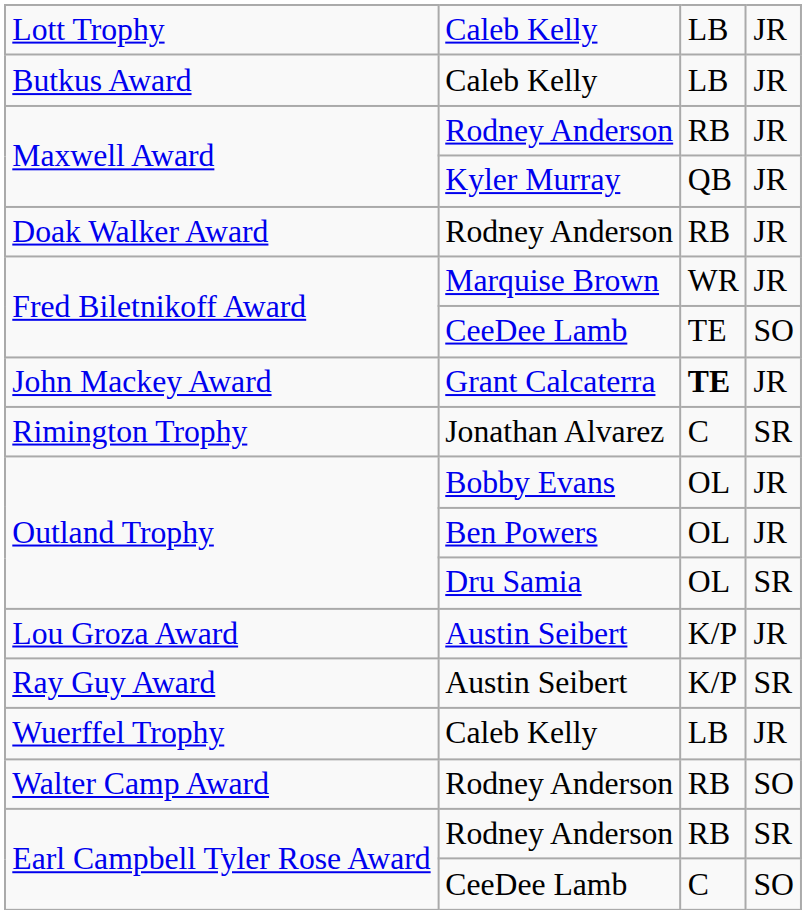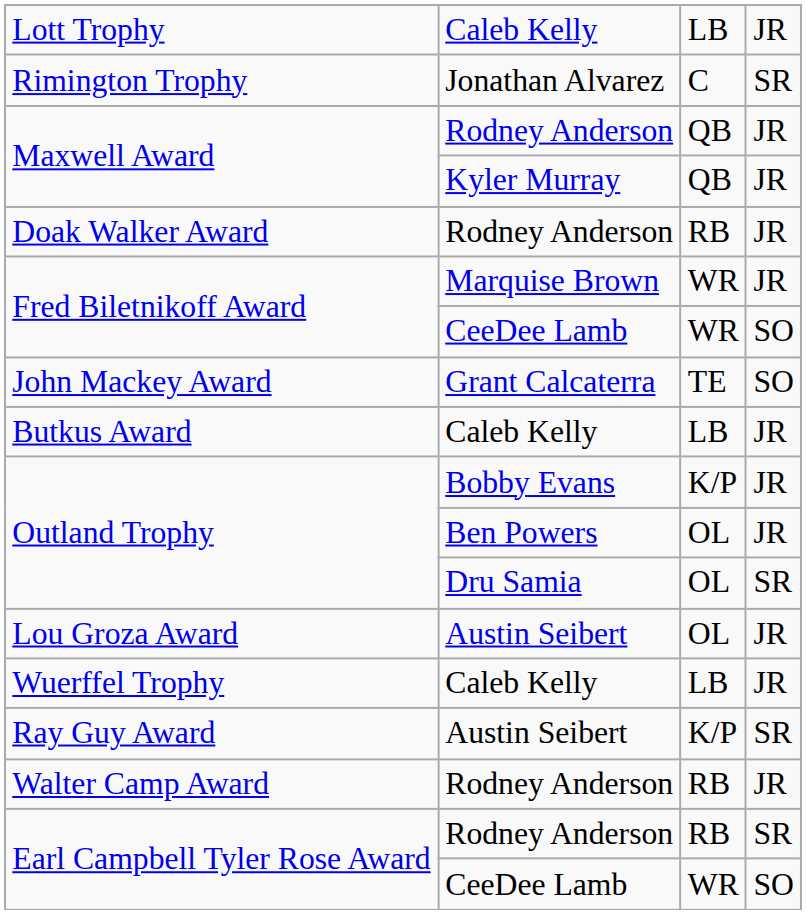rows swapped: (130, 431) <-> (102, 79)
(709, 130) RB -> (710, 130) QB
(707, 331) TE -> (713, 331) WR
(709, 381) bold -> (707, 381) normal
(770, 381) JR -> (774, 381) SO
(709, 481) OL -> (712, 481) K/P
(712, 632) K/P -> (709, 632) OL
rows swapped: (114, 682) <-> (118, 733)
(774, 783) SO -> (770, 783) JR
(698, 883) C -> (713, 883) WR
